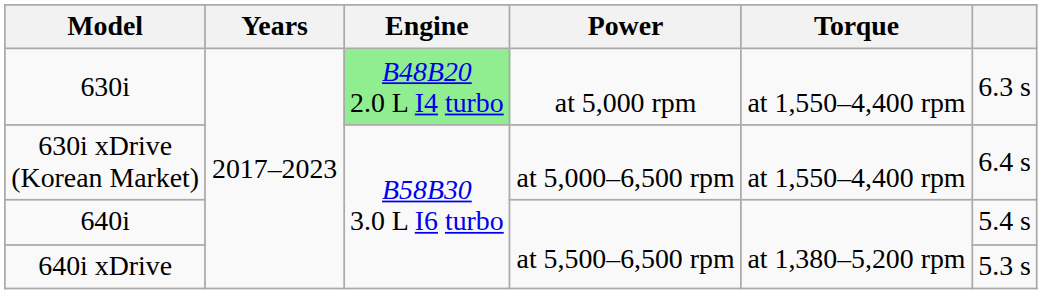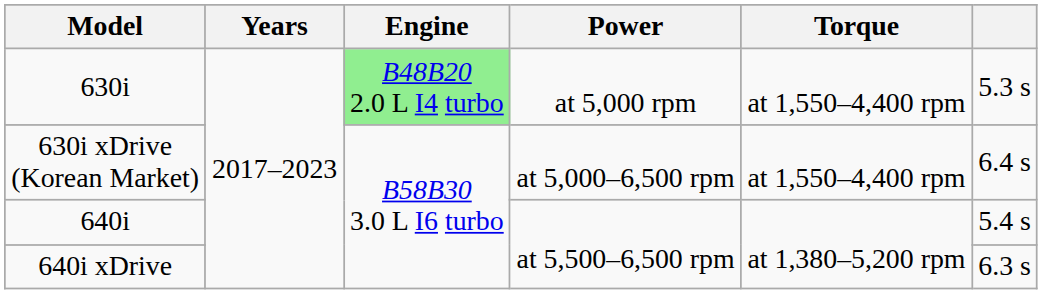(1005, 86) 6.3 s -> (1005, 86) 5.3 s
(1005, 265) 5.3 s -> (1005, 265) 6.3 s
